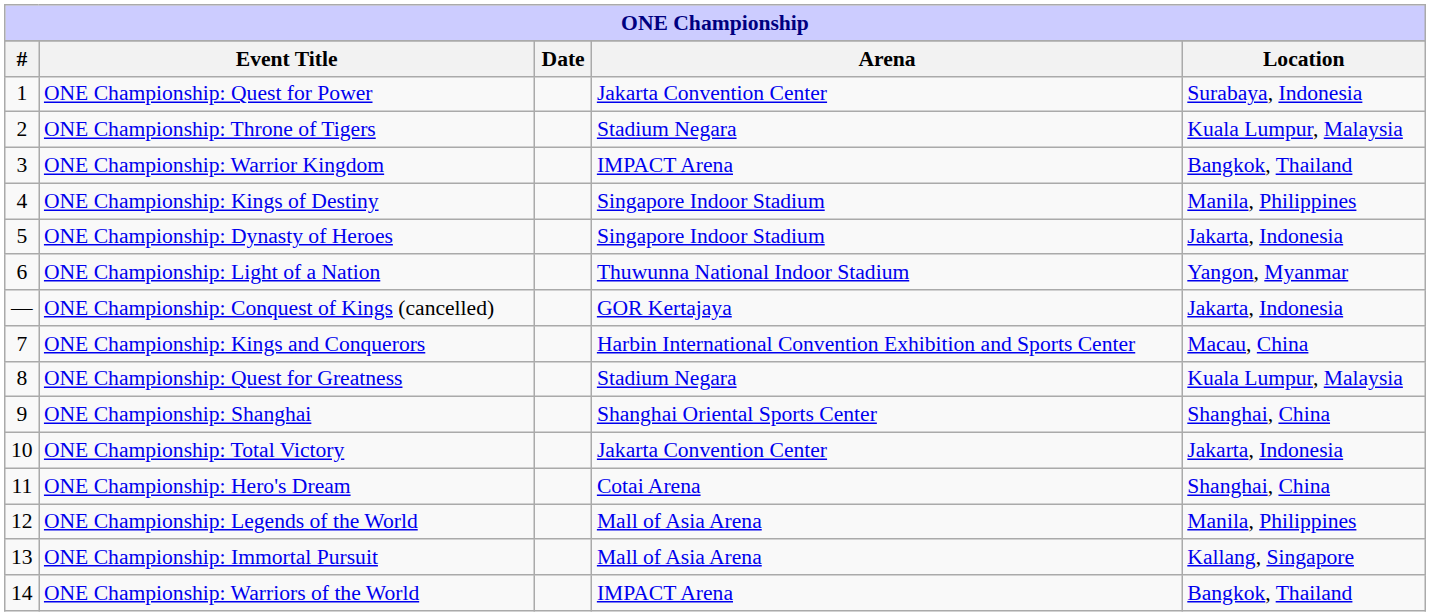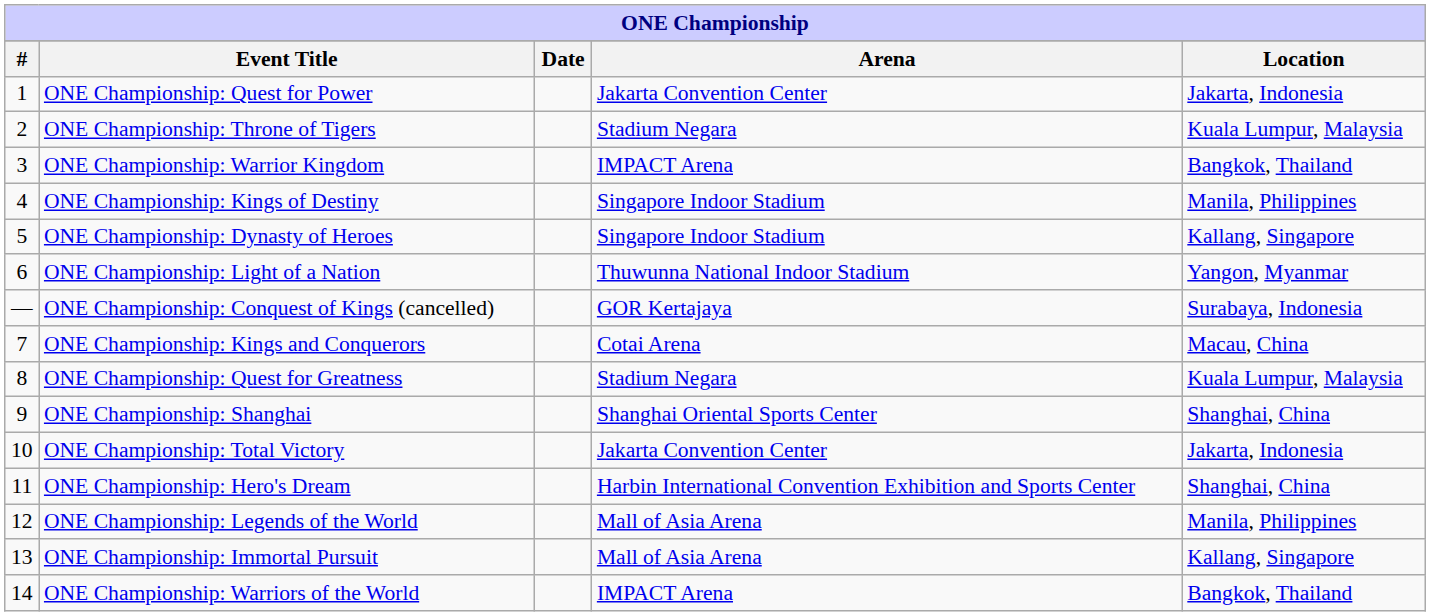(1275, 93) Surabaya, Indonesia -> (1265, 93) Jakarta, Indonesia
(1265, 236) Jakarta, Indonesia -> (1271, 236) Kallang, Singapore
(1265, 307) Jakarta, Indonesia -> (1275, 307) Surabaya, Indonesia
(866, 343) Harbin International Convention Exhibition and Sports Center -> (649, 343) Cotai Arena
(649, 485) Cotai Arena -> (866, 485) Harbin International Convention Exhibition and Sports Center
